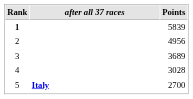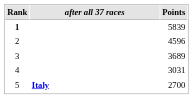(177, 41) 4956 -> (177, 41) 4596
(177, 70) 3028 -> (177, 70) 3031
